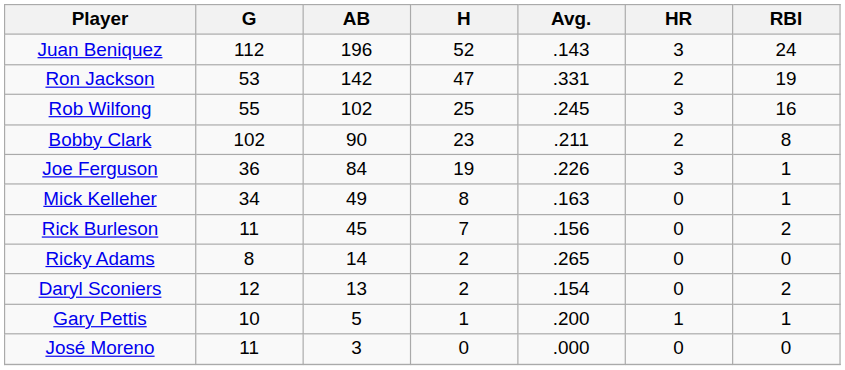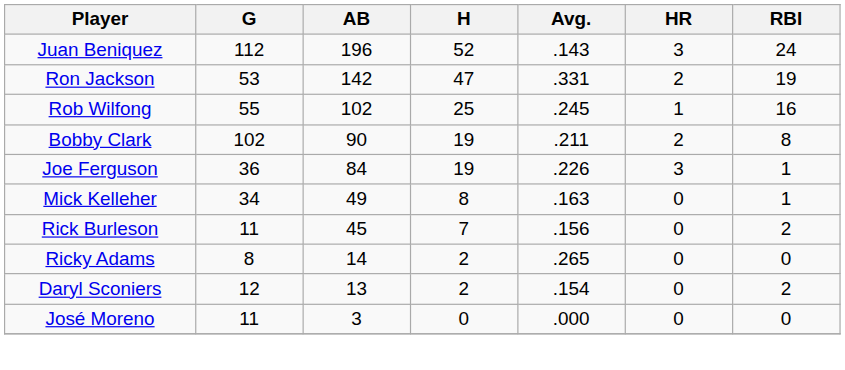(679, 109) 3 -> (679, 109) 1
(464, 139) 23 -> (464, 139) 19
- row: (100, 318)
